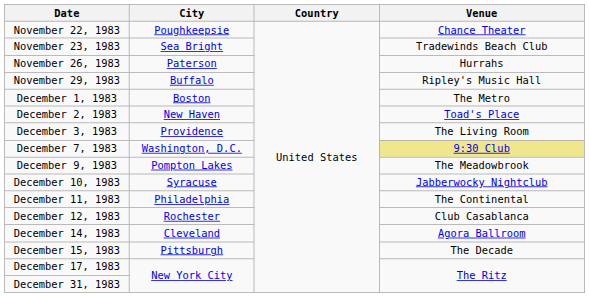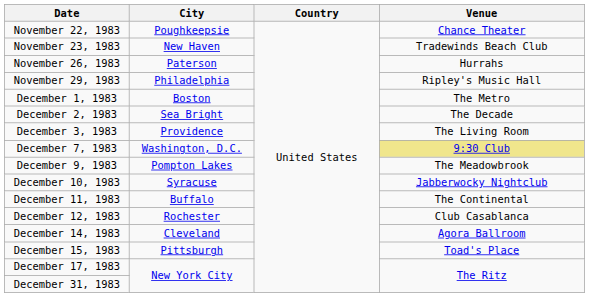(192, 47) Sea Bright -> (192, 47) New Haven
(192, 81) Buffalo -> (192, 81) Philadelphia
(192, 115) New Haven -> (192, 115) Sea Bright
(482, 115) Toad's Place -> (482, 115) The Decade
(192, 199) Philadelphia -> (192, 199) Buffalo
(482, 250) The Decade -> (482, 250) Toad's Place
